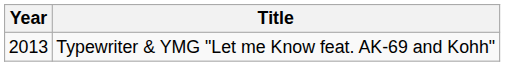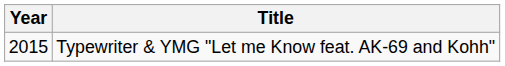(28, 46) 2013 -> (28, 46) 2015
